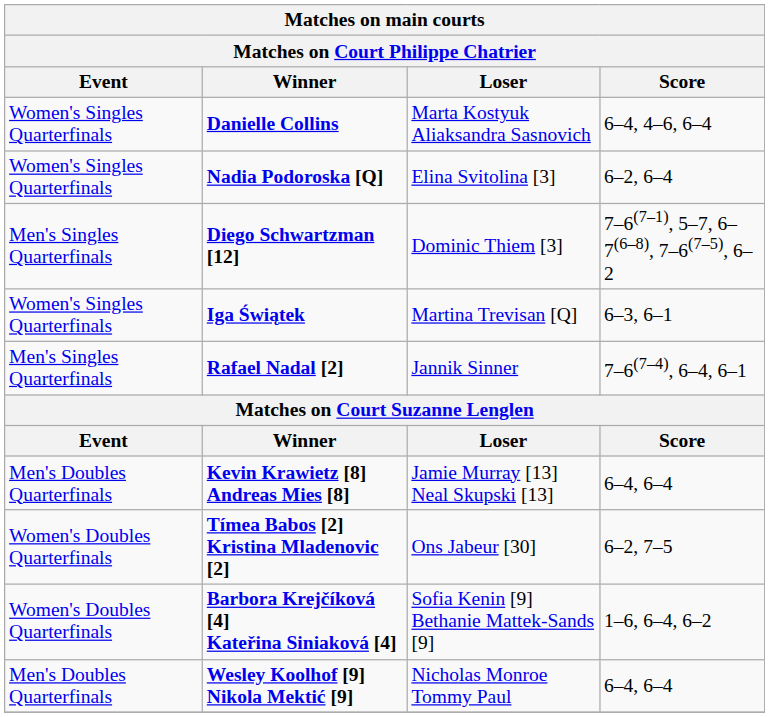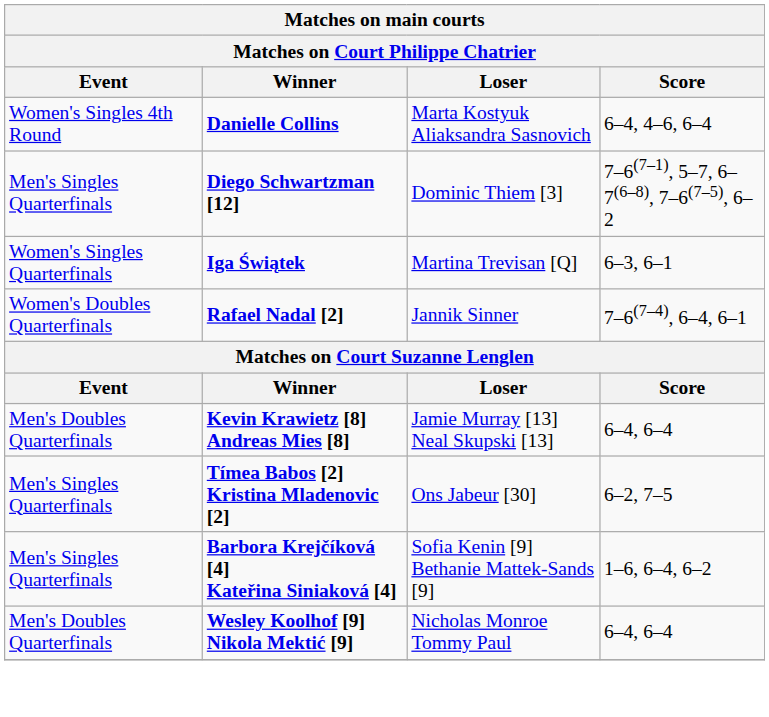(76, 123) Women's Singles Quarterfinals -> (91, 123) Women's Singles 4th Round
- row: (295, 176)
(64, 368) Men's Singles Quarterfinals -> (80, 315) Women's Doubles Quarterfinals
(80, 546) Women's Doubles Quarterfinals -> (64, 493) Men's Singles Quarterfinals
(80, 621) Women's Doubles Quarterfinals -> (64, 568) Men's Singles Quarterfinals
